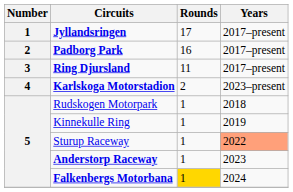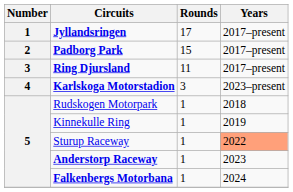(186, 50) 16 -> (186, 50) 15
(183, 86) 2 -> (183, 86) 3
(183, 178) gold background -> (183, 178) no background
